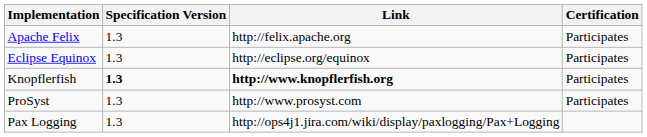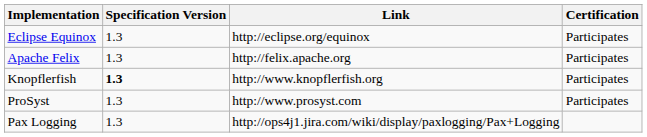rows swapped: (44, 36) <-> (52, 57)
(313, 79) bold -> (308, 79) normal
